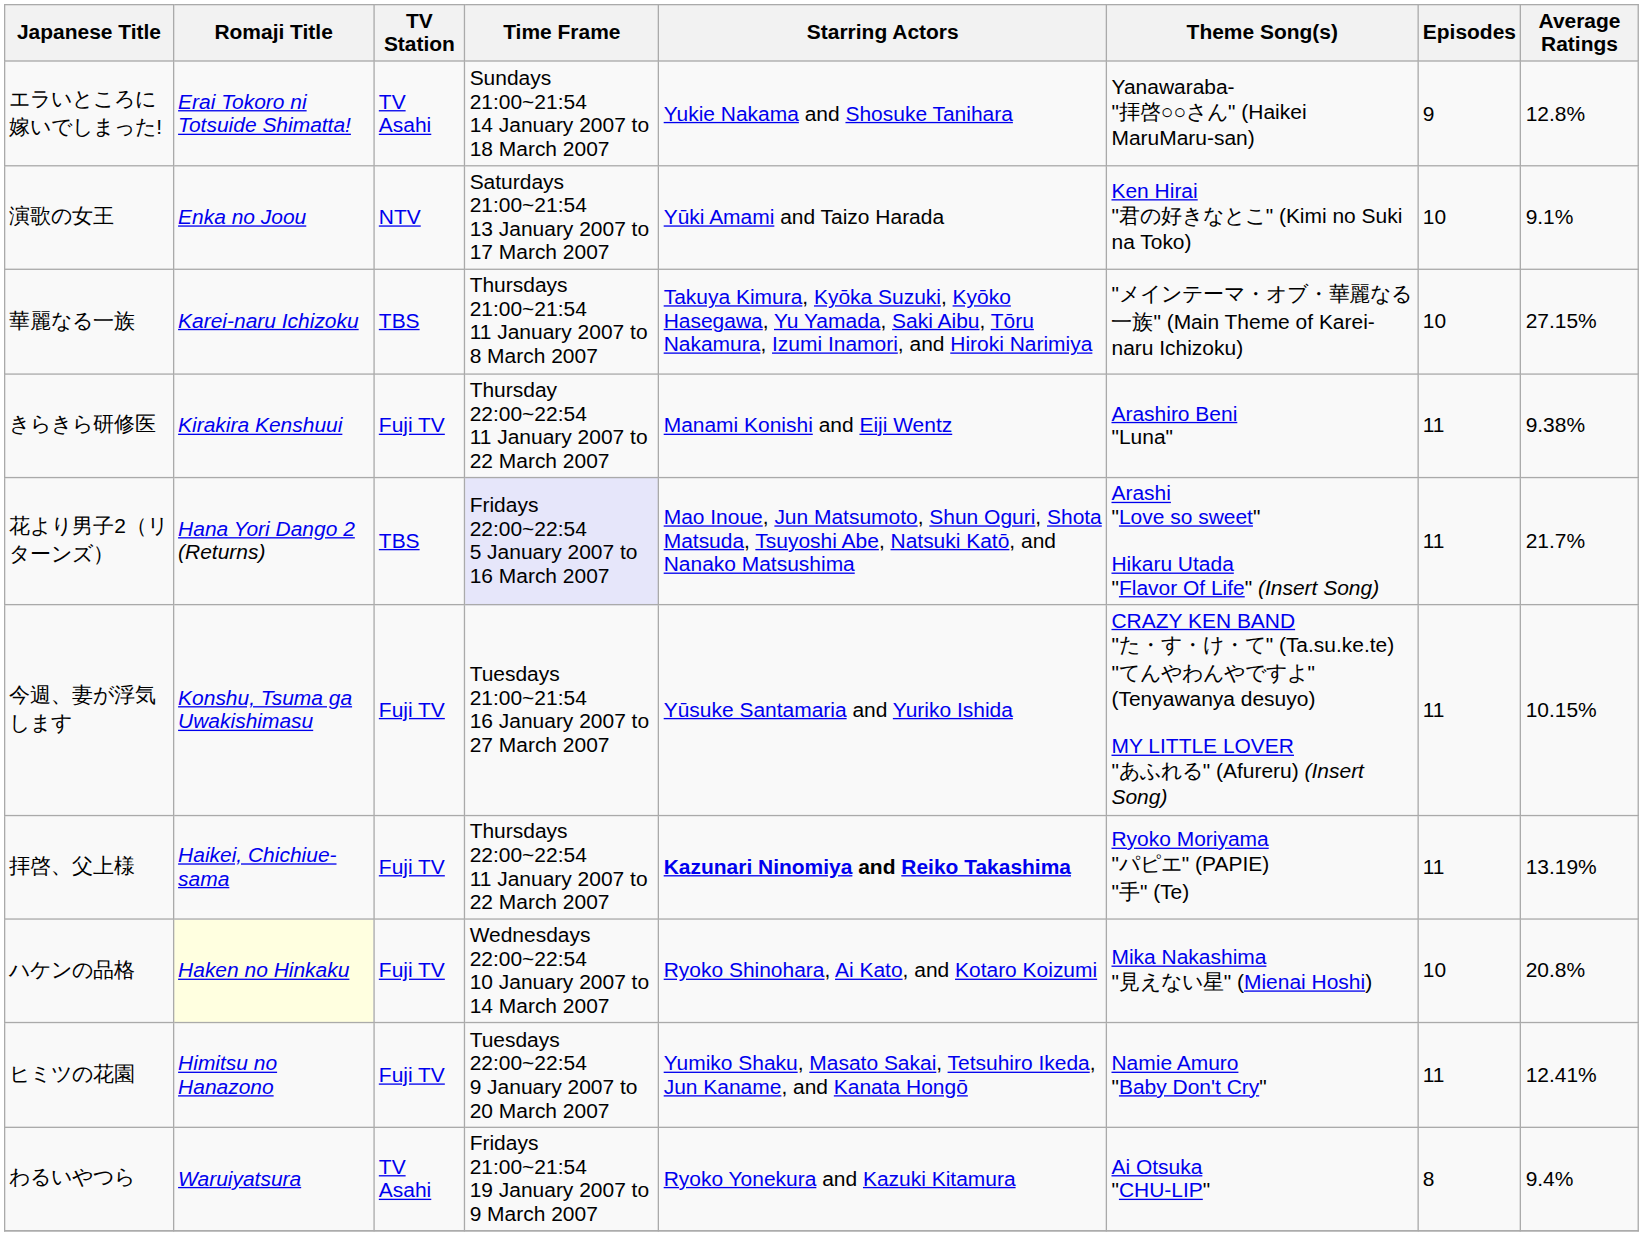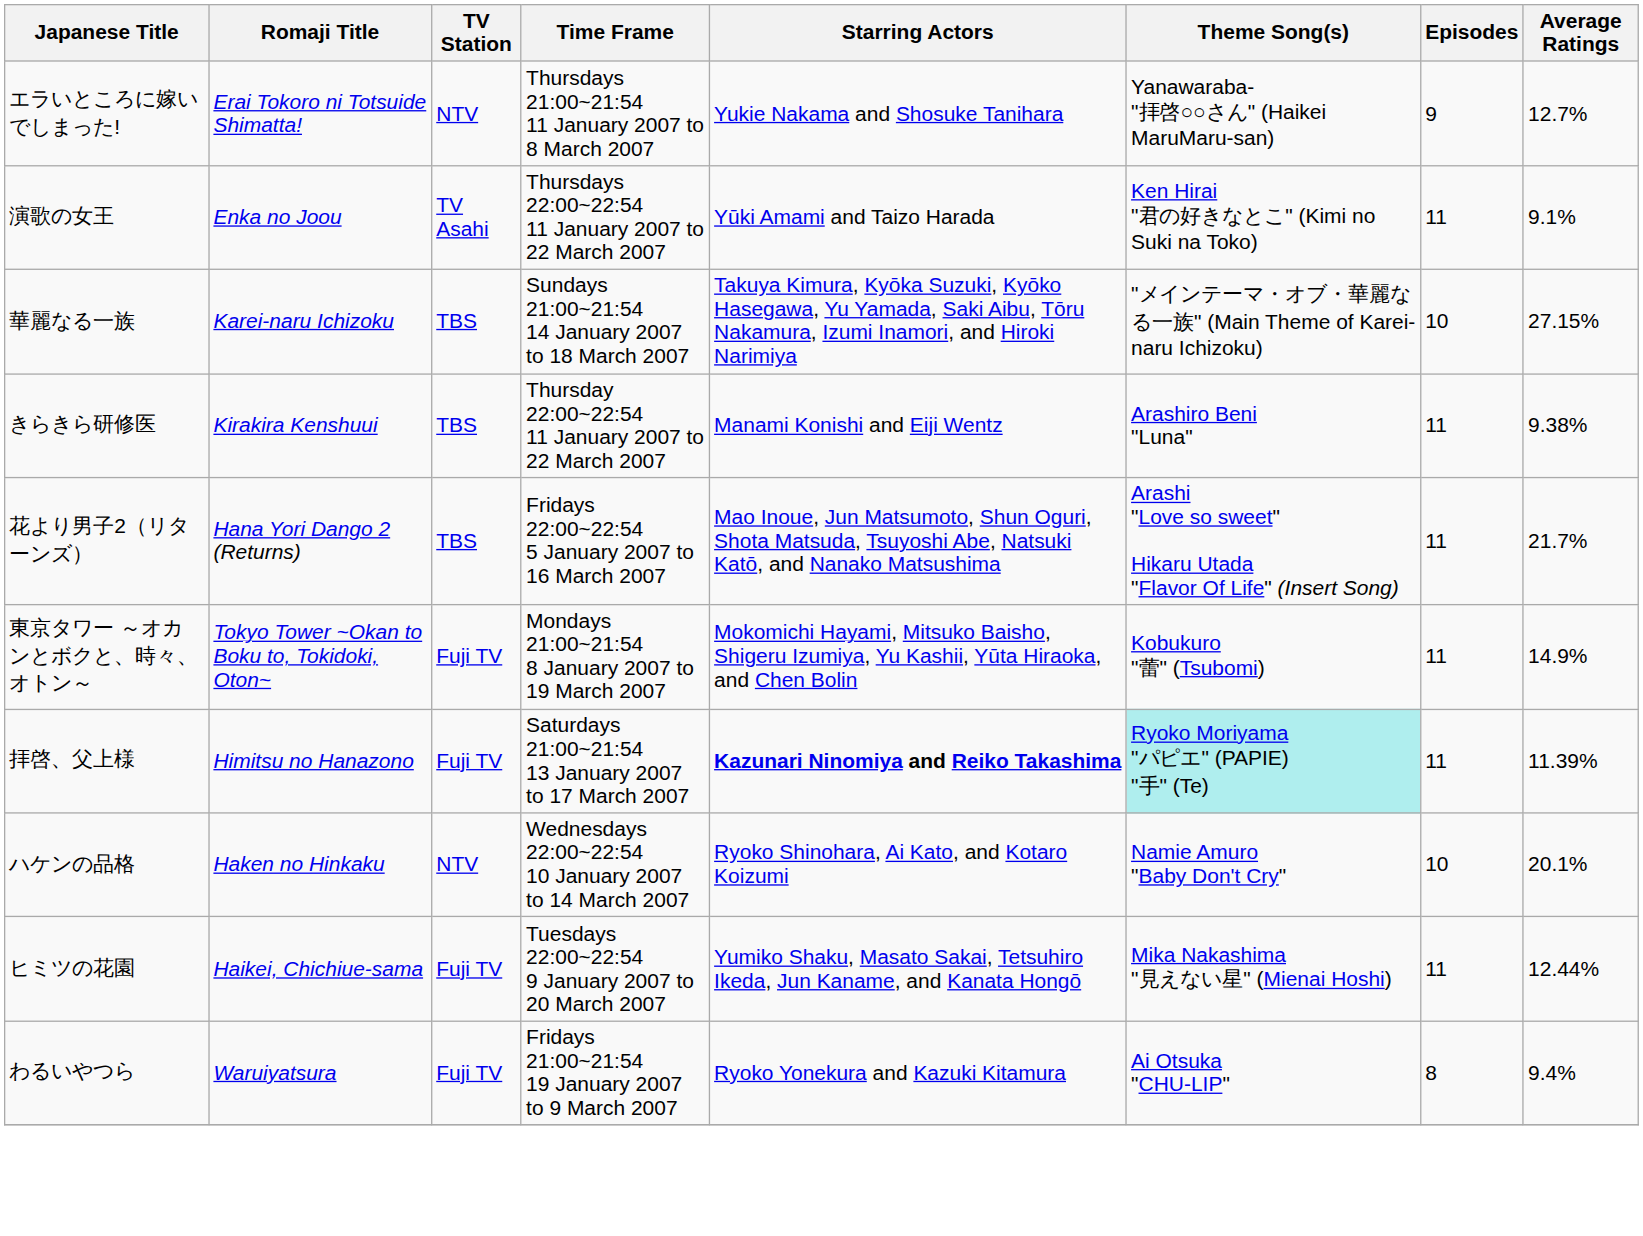(405, 113) TV Asahi -> (457, 113) NTV
(559, 113) Sundays 21:00~21:54 14 January 2007 to 18 March 2007 -> (615, 113) Thursdays 21:00~21:54 11 January 2007 to 8 March 2007
(1555, 113) 12.8% -> (1558, 113) 12.7%
(400, 217) NTV -> (462, 217) TV Asahi
(559, 217) Saturdays 21:00~21:54 13 January 2007 to 17 March 2007 -> (615, 217) Thursdays 22:00~22:54 11 January 2007 to 22 March 2007
(1434, 217) 10 -> (1436, 217) 11
(559, 321) Thursdays 21:00~21:54 11 January 2007 to 8 March 2007 -> (608, 321) Sundays 21:00~21:54 14 January 2007 to 18 March 2007
(412, 425) Fuji TV -> (457, 425) TBS
(554, 541) lavender background -> (610, 541) no background
- row: (83, 709)
+ row: (104, 656)
(257, 866) Haikei, Chichiue-sama -> (314, 760) Himitsu no Hanazono
(559, 866) Thursdays 22:00~22:54 11 January 2007 to 22 March 2007 -> (608, 760) Saturdays 21:00~21:54 13 January 2007 to 17 March 2007
(1190, 865) no background -> (1210, 759) paleturquoise background
(1561, 866) 13.19% -> (1563, 760) 11.39%
(264, 970) lightyellow background -> (299, 864) no background
(412, 970) Fuji TV -> (457, 864) NTV
(1242, 969) Mika Nakashima "見えない星" (Mienai Hoshi) -> (1209, 864) Namie Amuro "Baby Don't Cry"
(1555, 970) 20.8% -> (1558, 864) 20.1%
(228, 1074) Himitsu no Hanazono -> (318, 968) Haikei, Chichiue-sama
(1189, 1074) Namie Amuro "Baby Don't Cry" -> (1261, 967) Mika Nakashima "見えない星" (Mienai Hoshi)
(1561, 1074) 12.41% -> (1564, 968) 12.44%
(405, 1178) TV Asahi -> (469, 1072) Fuji TV
